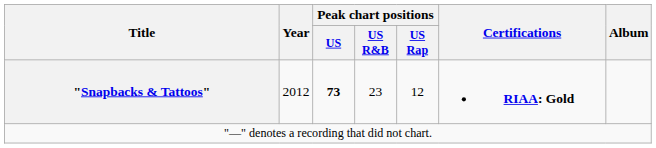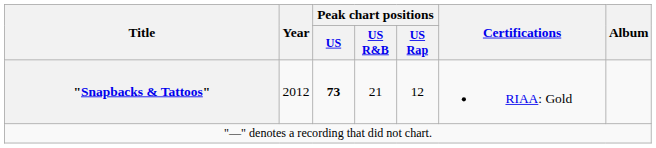(375, 91) 23 -> (375, 91) 21
(522, 99) bold -> (522, 99) normal
